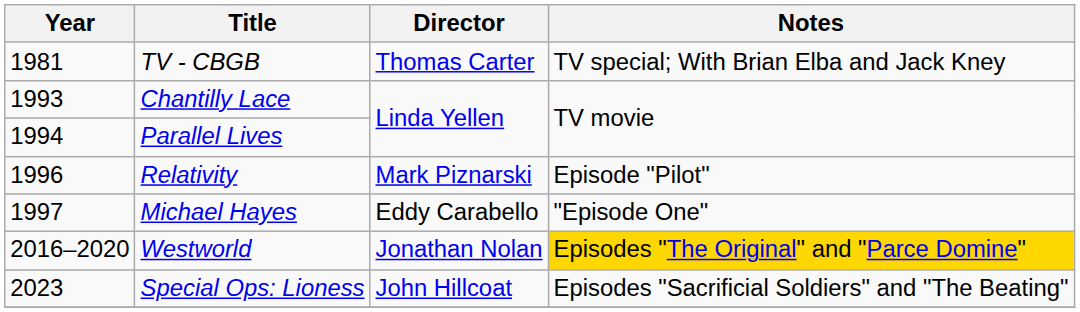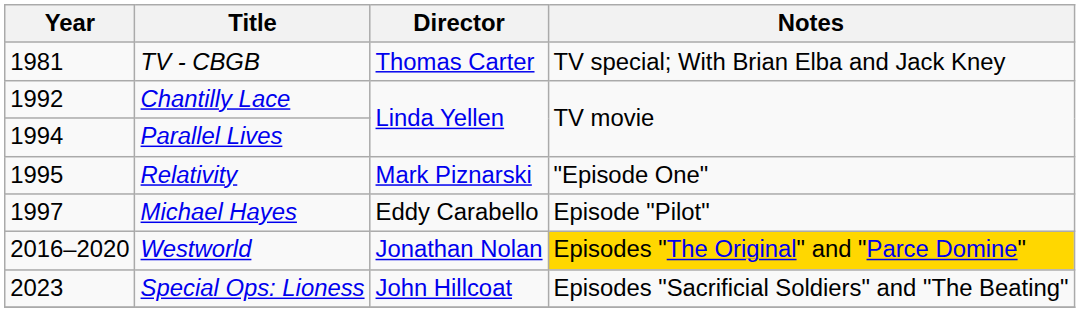(37, 99) 1993 -> (37, 99) 1992
(37, 174) 1996 -> (37, 174) 1995
(632, 174) Episode "Pilot" -> (631, 174) "Episode One"
(631, 212) "Episode One" -> (632, 212) Episode "Pilot"
